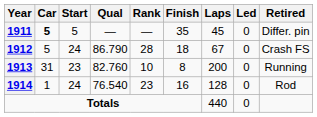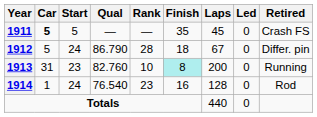(286, 31) Differ. pin -> (286, 31) Crash FS
(286, 49) Crash FS -> (286, 49) Differ. pin
(182, 67) no background -> (182, 67) paleturquoise background
